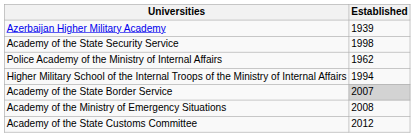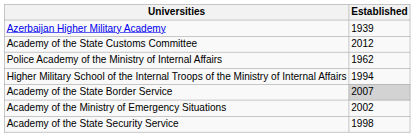rows swapped: (93, 44) <-> (102, 124)
(362, 108) 2008 -> (362, 108) 2002
